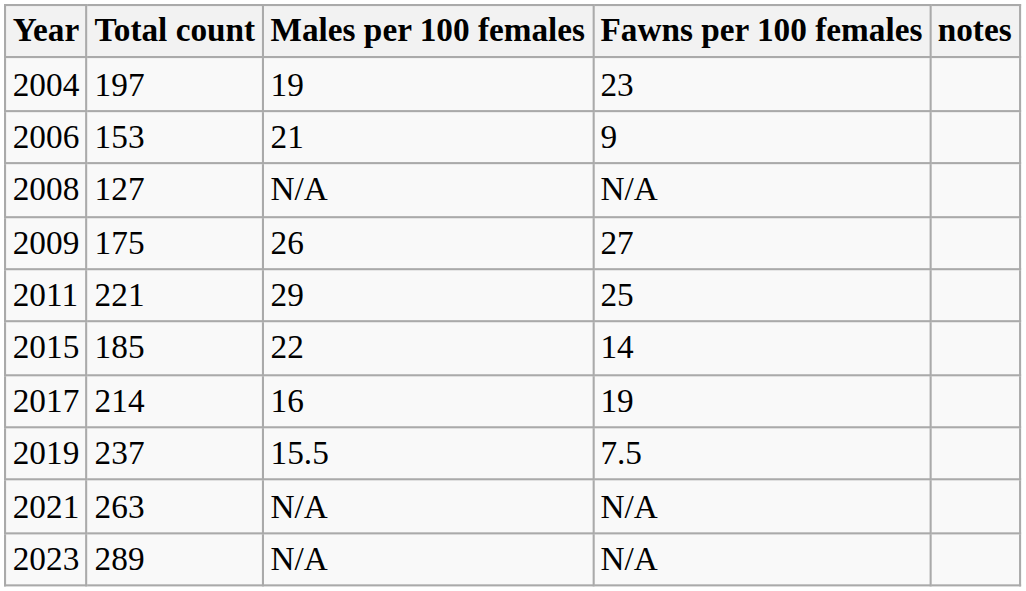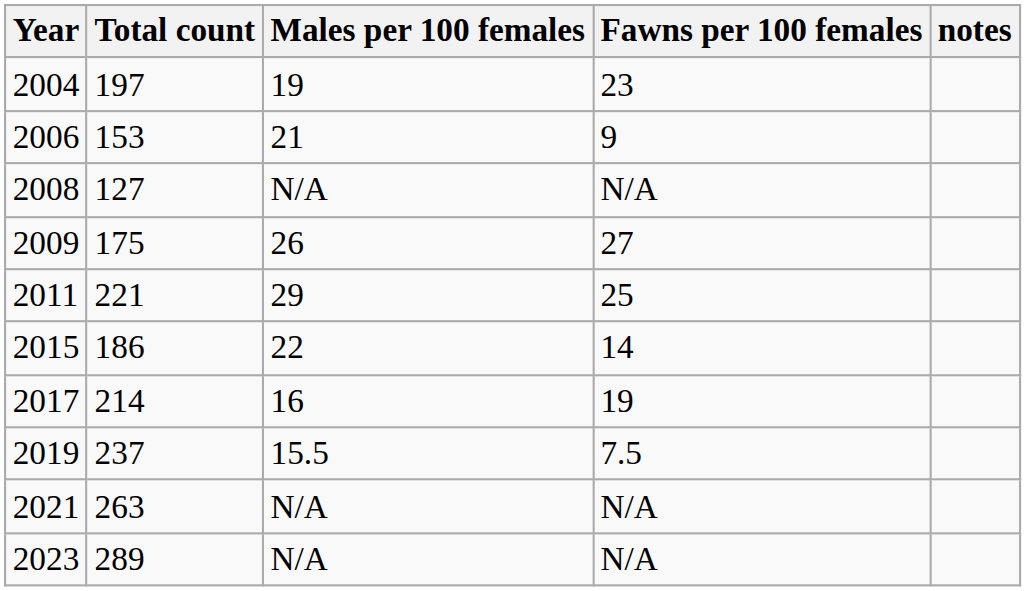(120, 347) 185 -> (120, 347) 186
